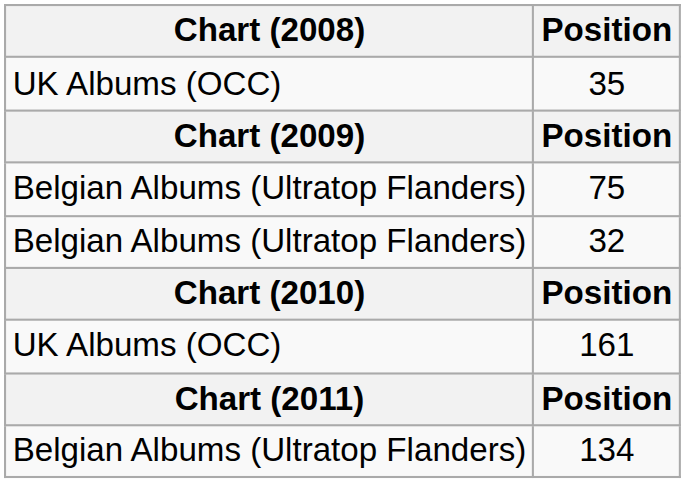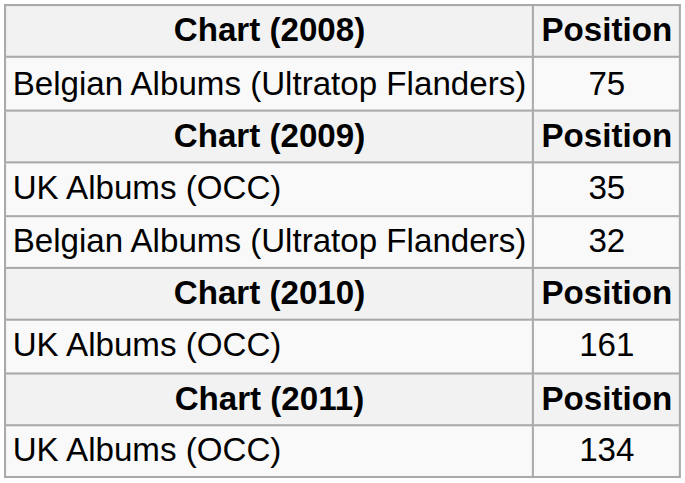rows swapped: (607, 83) <-> (607, 188)
(269, 450) Belgian Albums (Ultratop Flanders) -> (147, 450) UK Albums (OCC)
